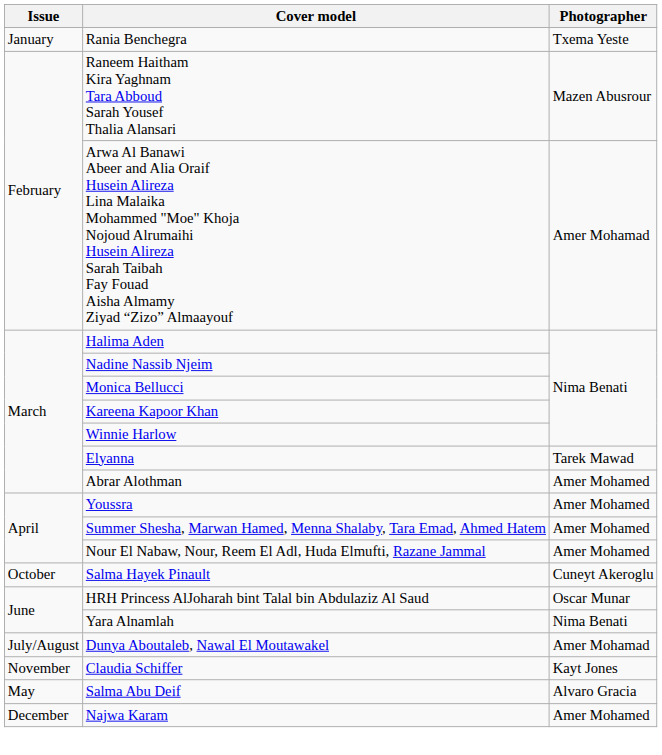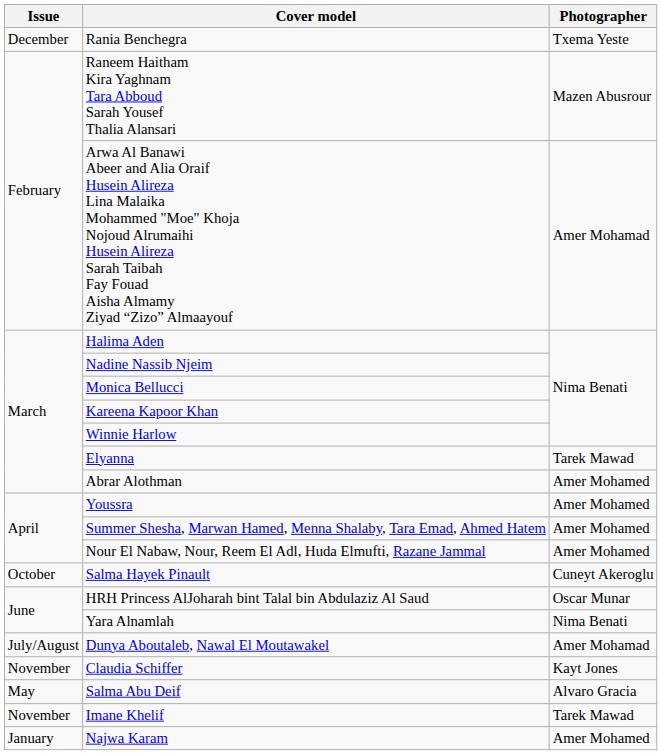(31, 39) January -> (38, 39) December
+ row: (125, 714)
(38, 714) December -> (31, 738) January
